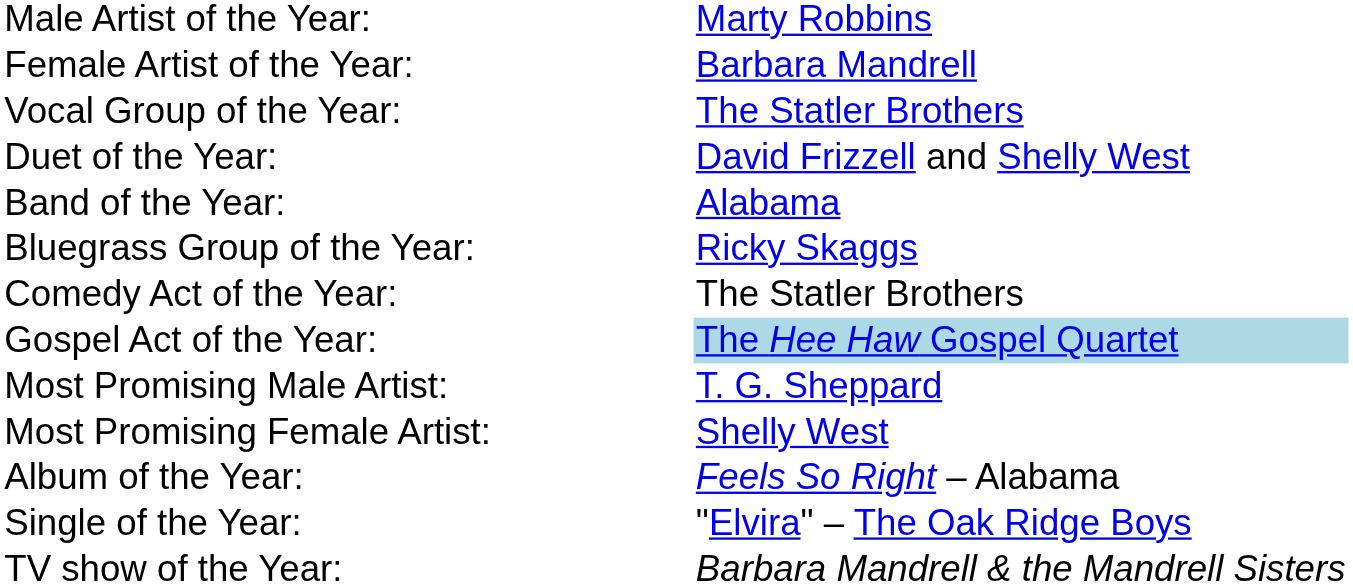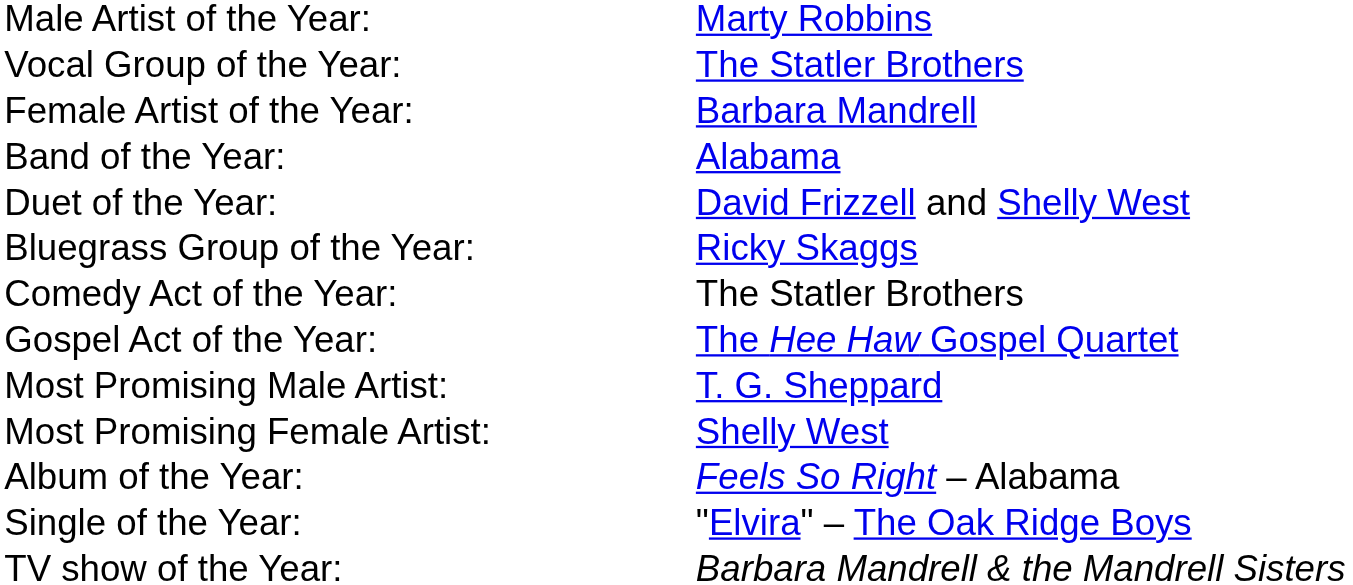rows swapped: (209, 65) <-> (203, 110)
rows swapped: (141, 156) <-> (145, 202)
(937, 339) lightblue background -> (937, 339) no background
